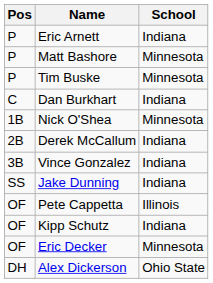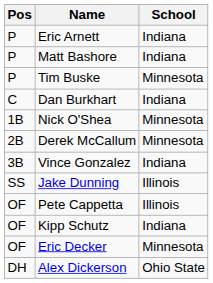(173, 57) Minnesota -> (164, 57) Indiana
(164, 141) Indiana -> (173, 141) Minnesota
(164, 183) Indiana -> (161, 183) Illinois
